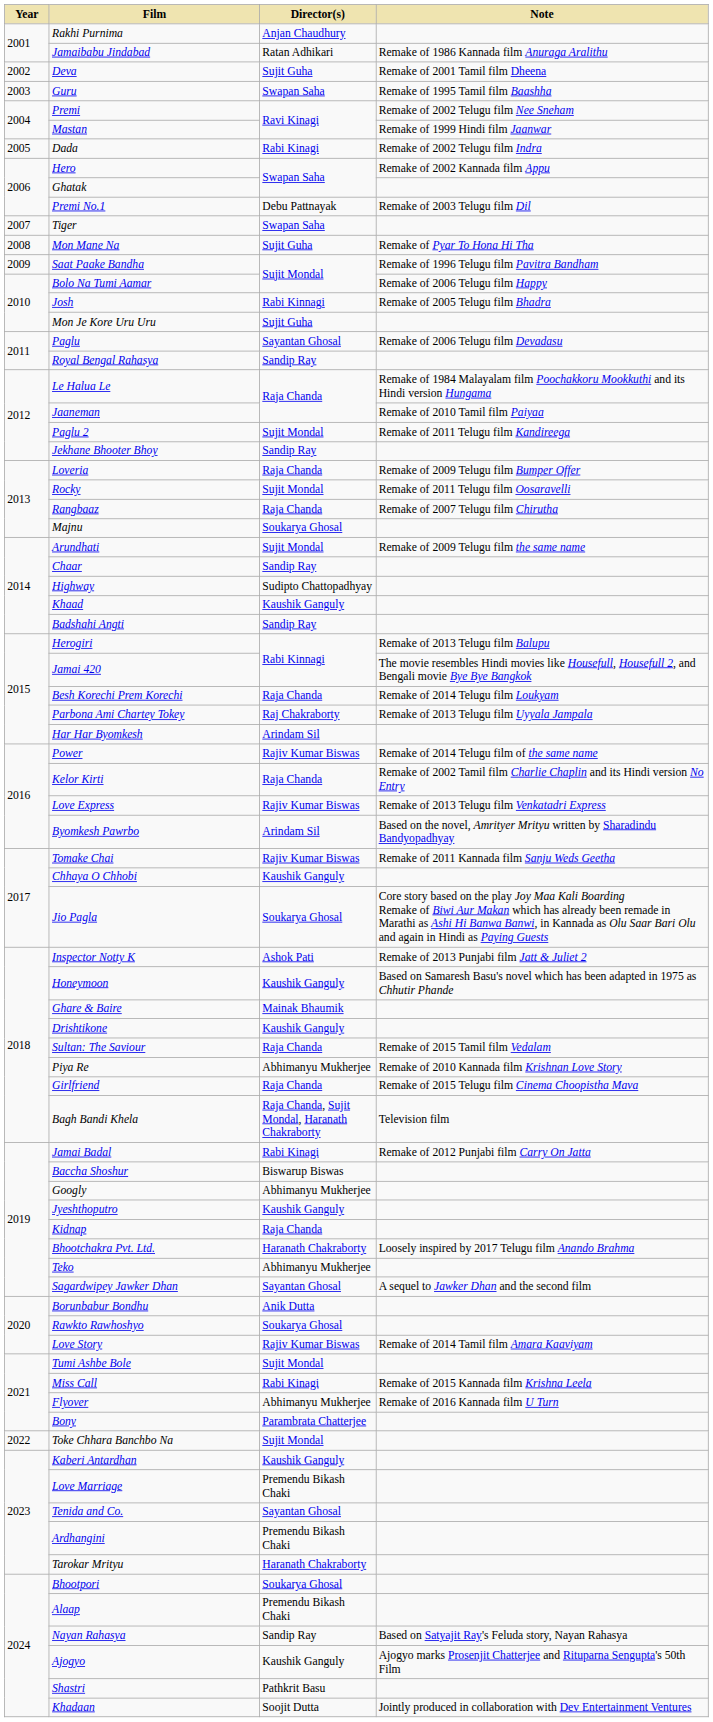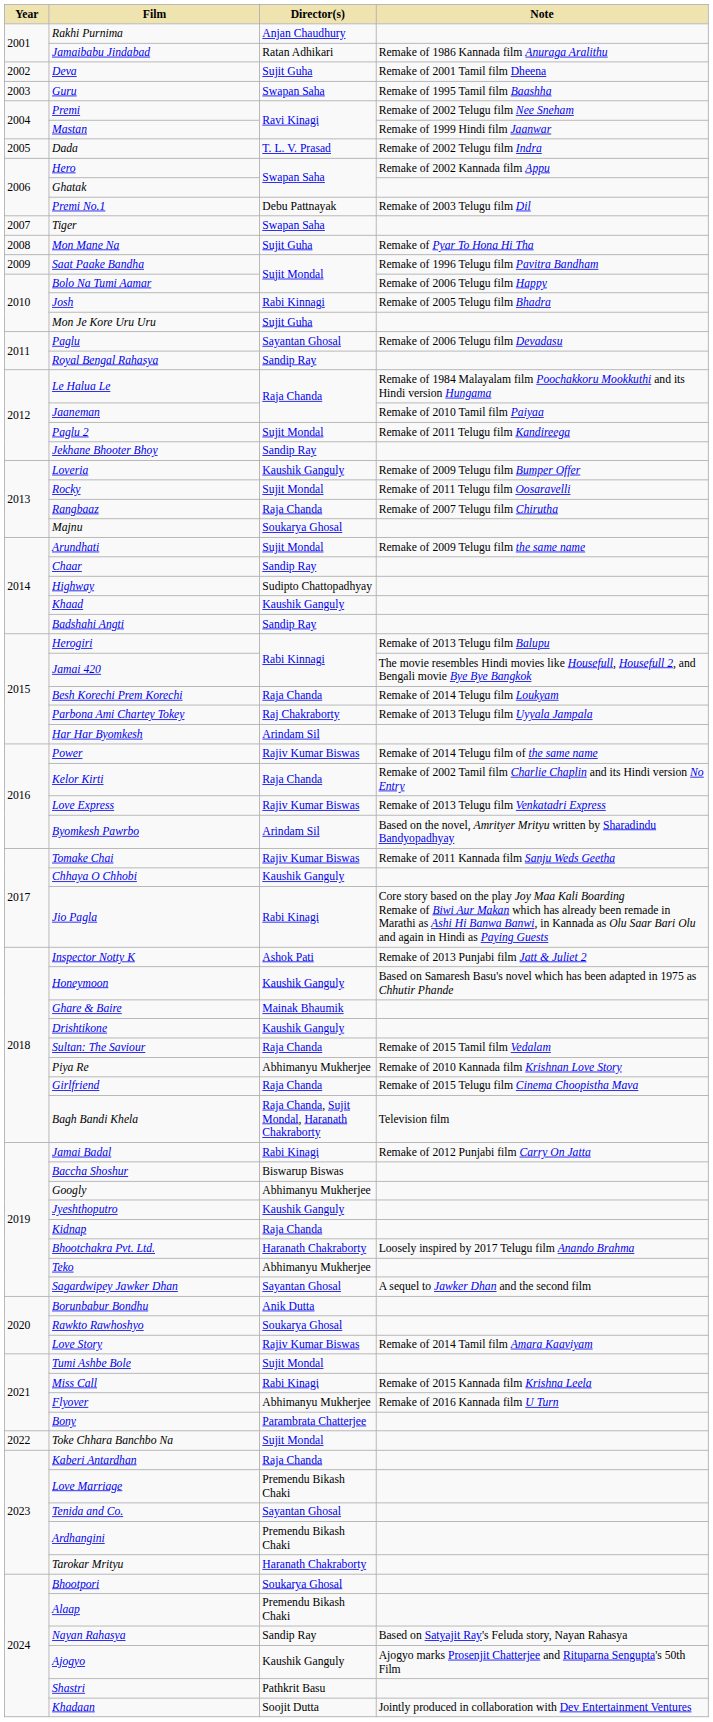(291, 149) Rabi Kinagi -> (297, 149) T. L. V. Prasad
(292, 470) Raja Chanda -> (303, 470) Kaushik Ganguly
(302, 917) Soukarya Ghosal -> (291, 917) Rabi Kinagi
(303, 1460) Kaushik Ganguly -> (292, 1460) Raja Chanda
